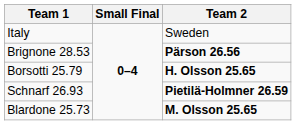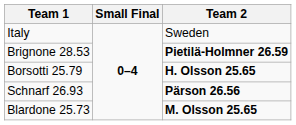(203, 52) Pärson 26.56 -> (227, 52) Pietilä-Holmner 26.59
(227, 91) Pietilä-Holmner 26.59 -> (203, 91) Pärson 26.56
